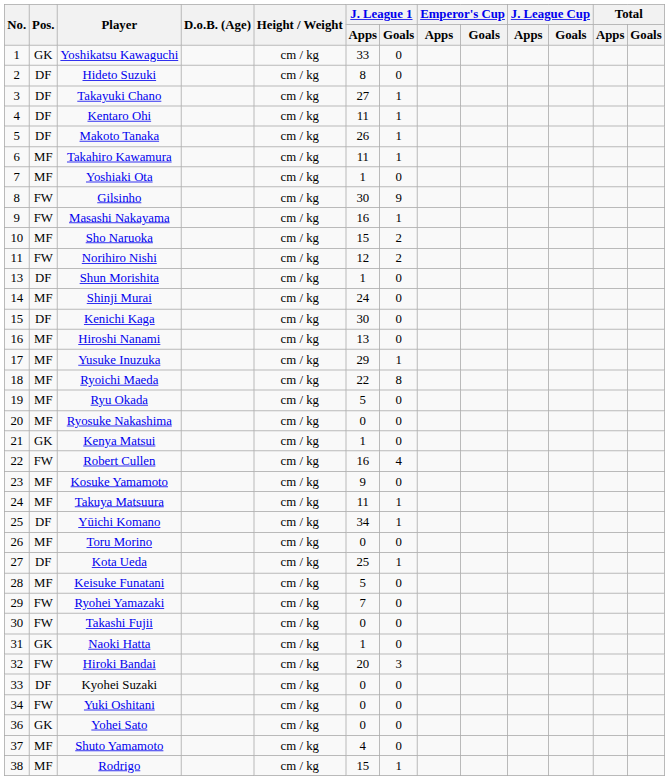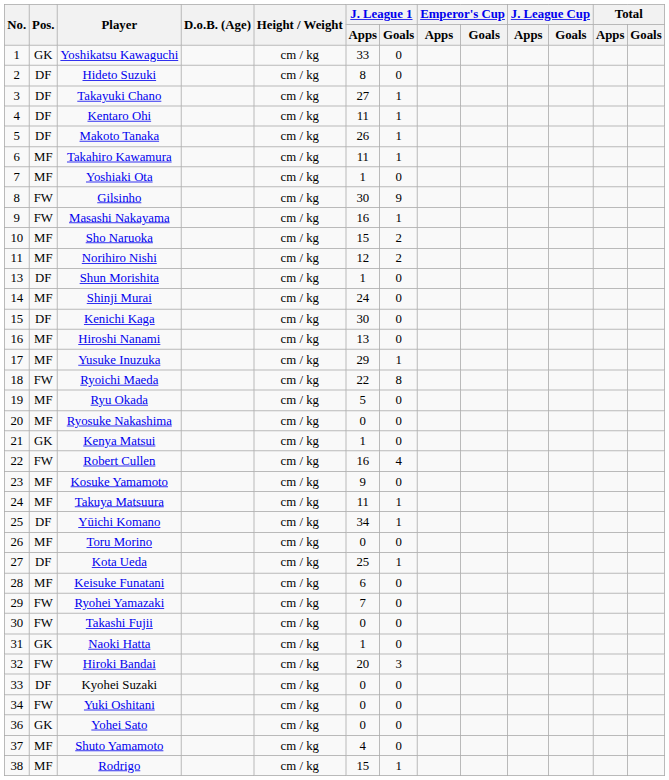(43, 258) FW -> (43, 258) MF
(43, 380) MF -> (43, 380) FW
(363, 583) 5 -> (363, 583) 6
